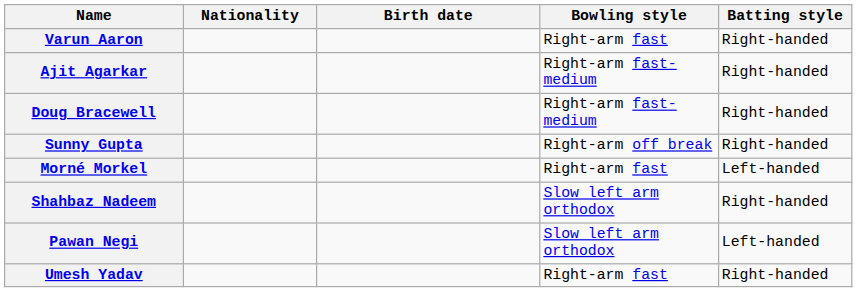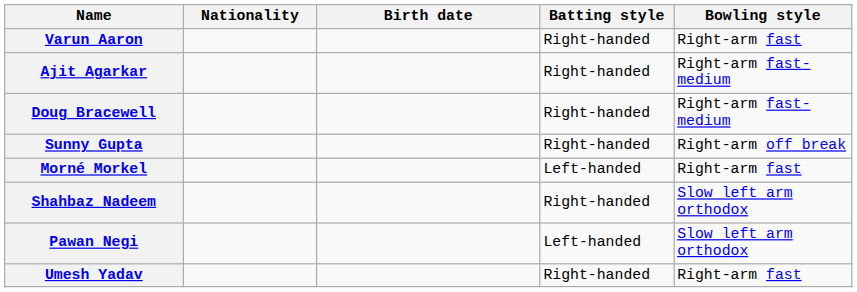columns swapped: (785, 17) <-> (629, 17)
